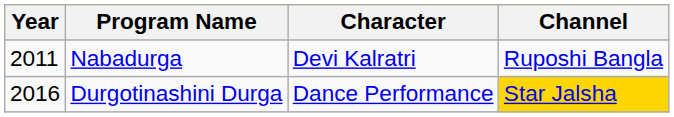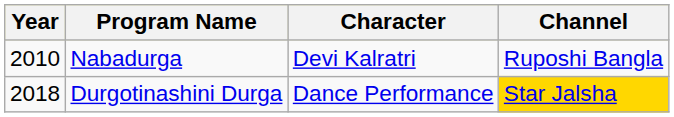(34, 58) 2011 -> (35, 58) 2010
(35, 93) 2016 -> (35, 93) 2018
